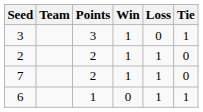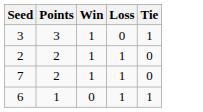- column: (55, 14)
